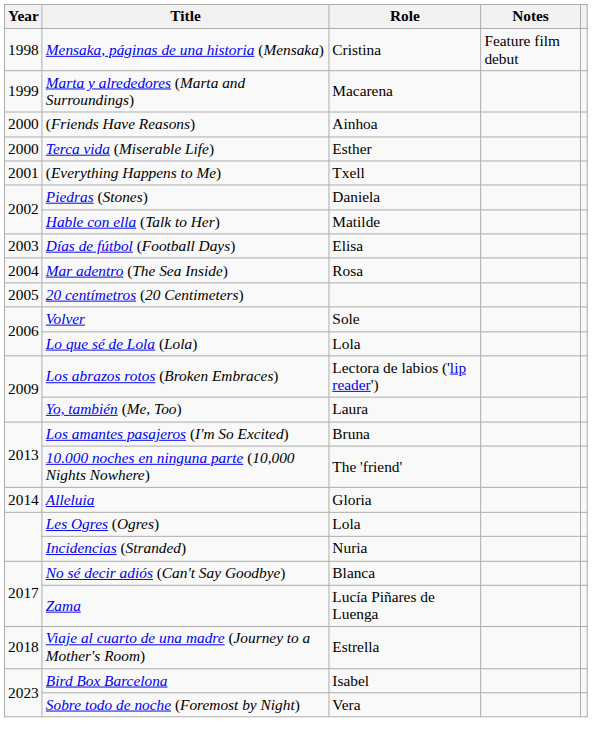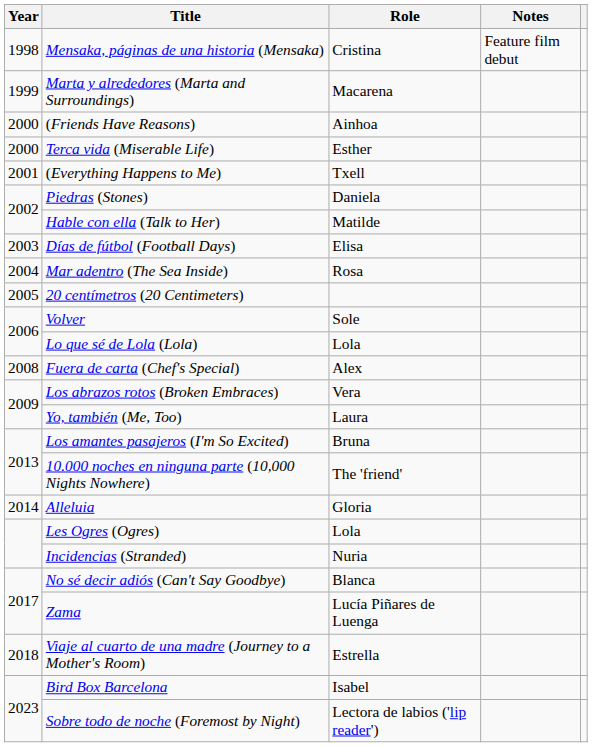+ row: (143, 367)
(399, 376) Lectora de labios ('lip reader') -> (346, 392) Vera
(346, 704) Vera -> (399, 720) Lectora de labios ('lip reader')
